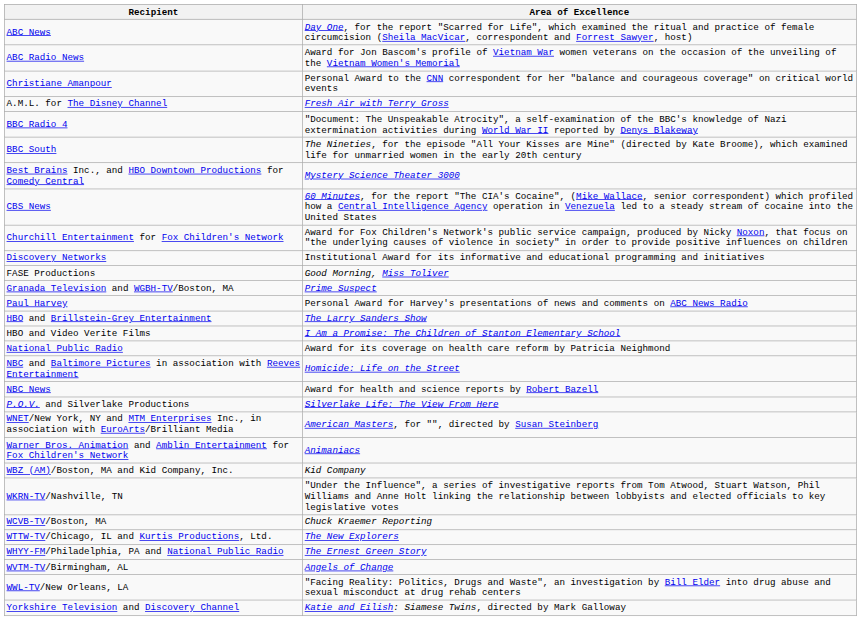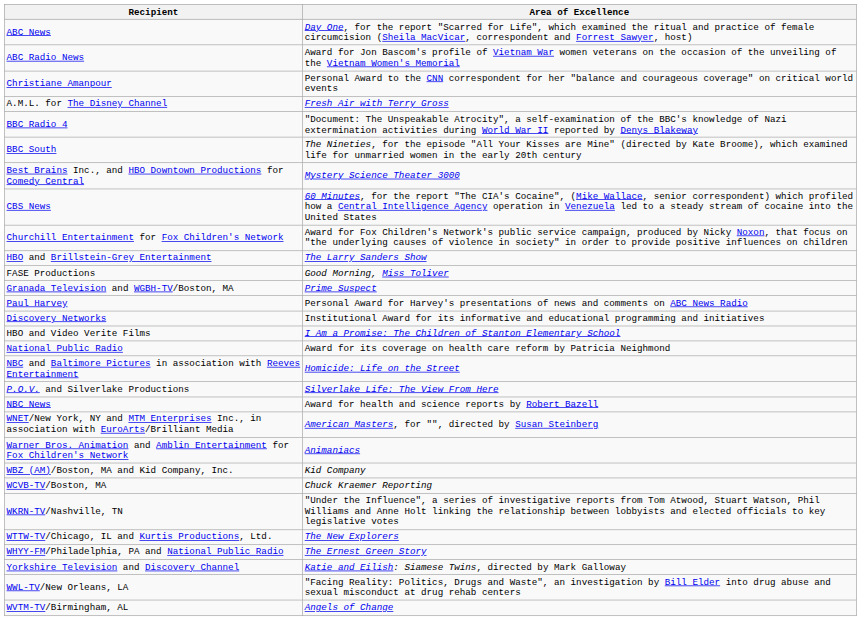rows swapped: (56, 258) <-> (109, 318)
rows swapped: (29, 389) <-> (98, 404)
rows swapped: (56, 522) <-> (65, 496)
rows swapped: (67, 567) <-> (123, 608)
